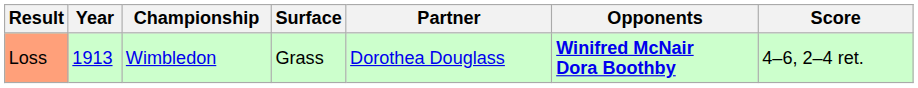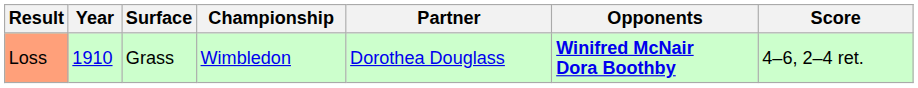columns swapped: (196, 18) <-> (309, 18)
(92, 57) 1913 -> (92, 57) 1910
